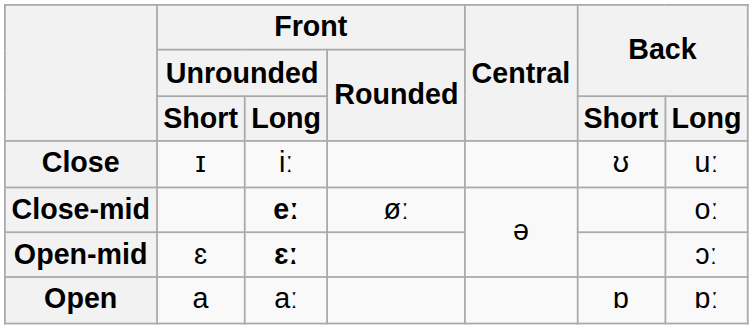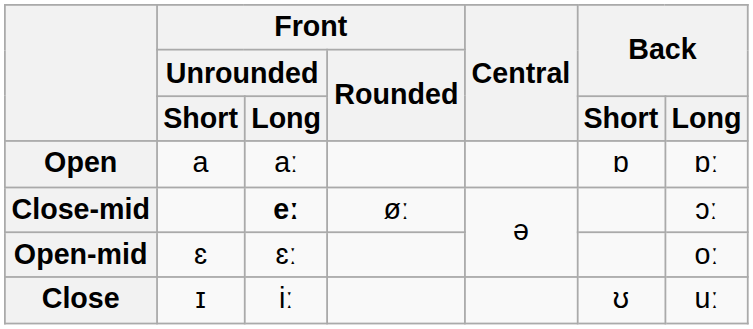rows swapped: (81, 163) <-> (81, 299)
(706, 208) oː -> (706, 208) ɔː
(286, 254) bold -> (286, 254) normal
(706, 254) ɔː -> (706, 254) oː
